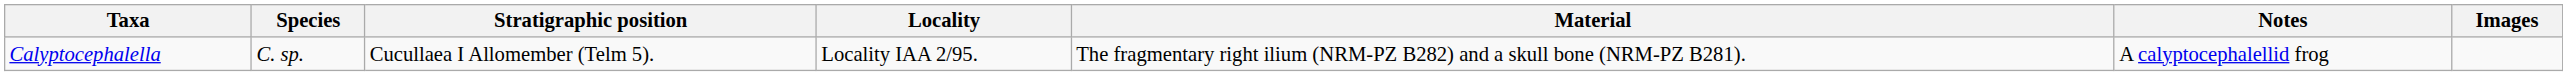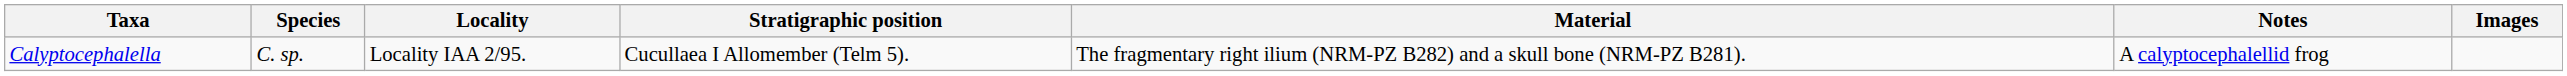columns swapped: (944, 20) <-> (591, 20)
